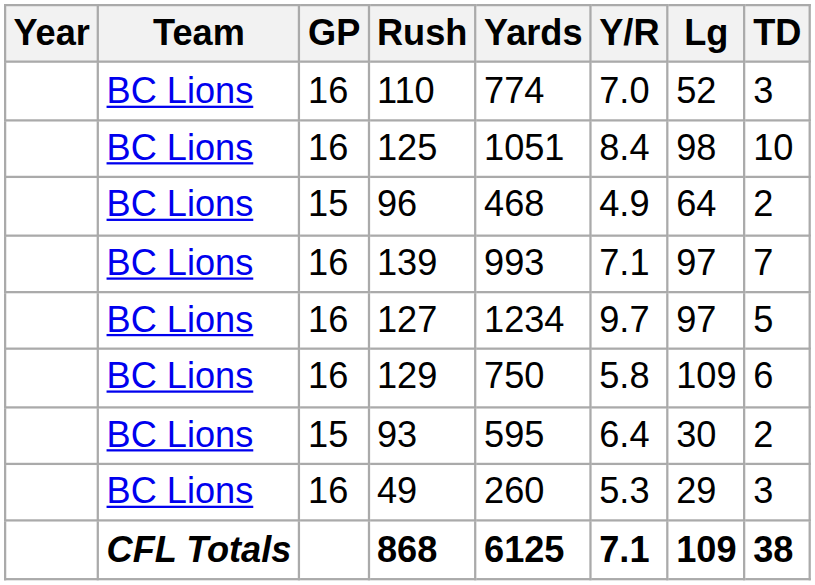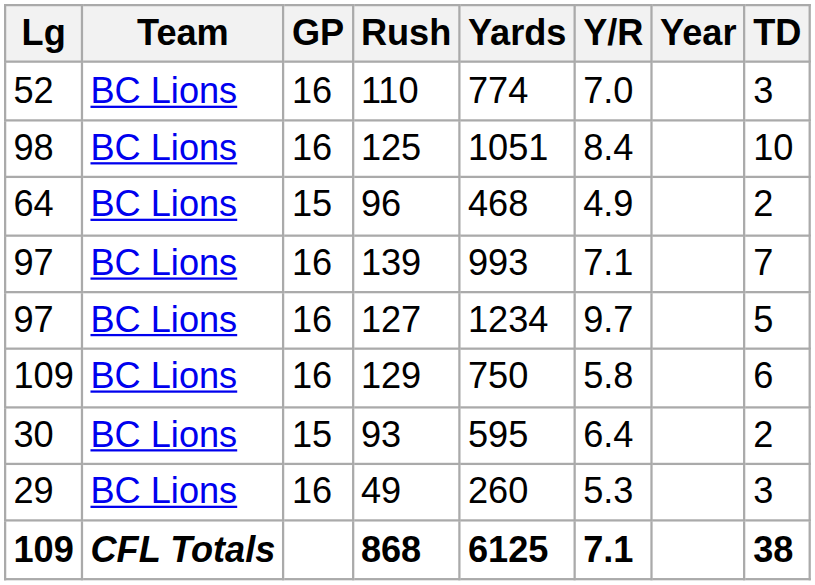columns swapped: (52, 33) <-> (706, 33)
